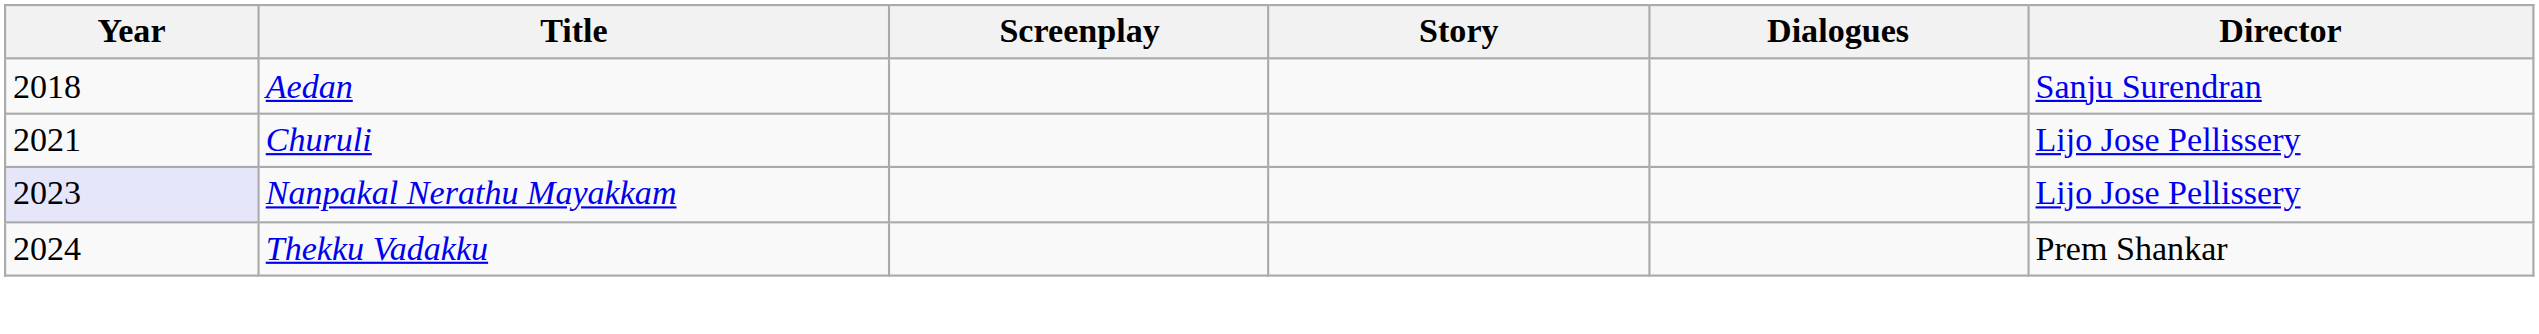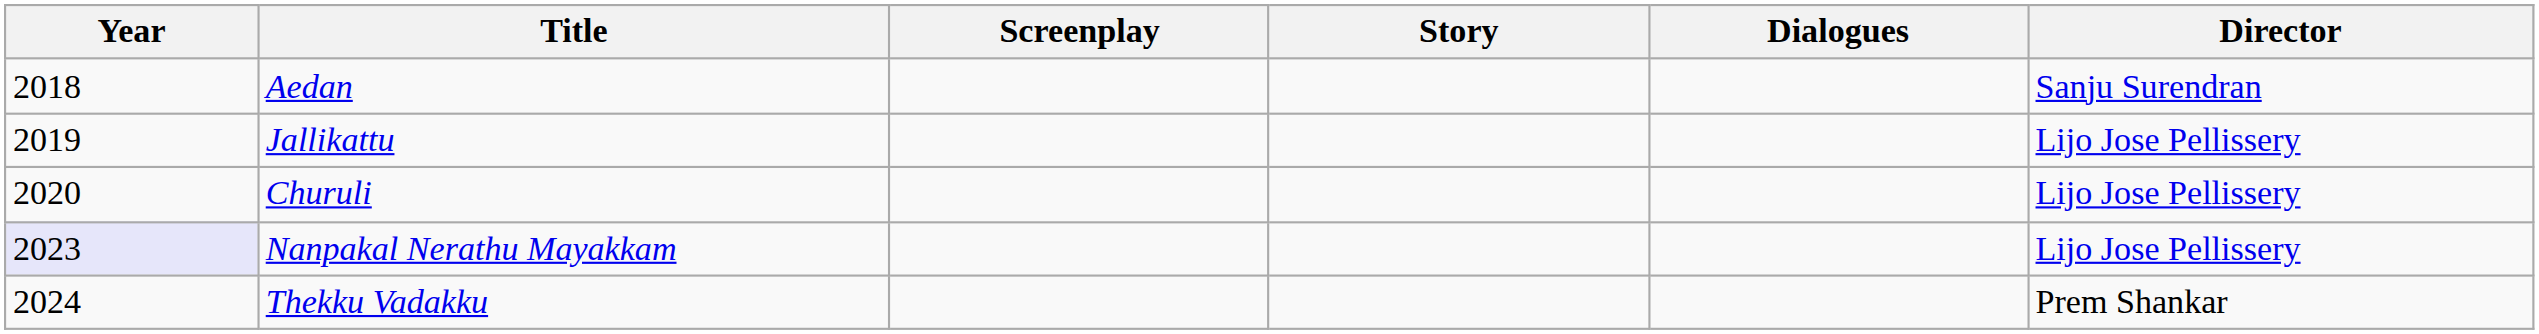+ row: (330, 139)
(47, 139) 2021 -> (47, 193) 2020
